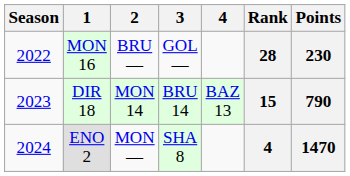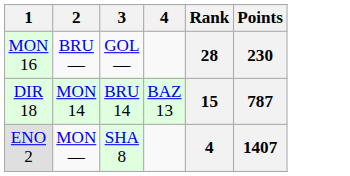- column: (34, 18)
(318, 101) 790 -> (260, 101) 787
(318, 147) 1470 -> (260, 147) 1407
